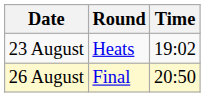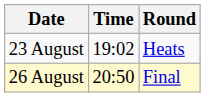columns swapped: (175, 19) <-> (119, 19)
